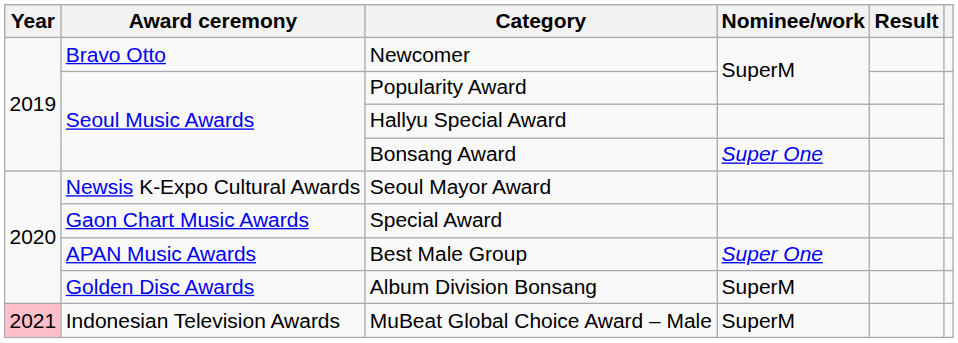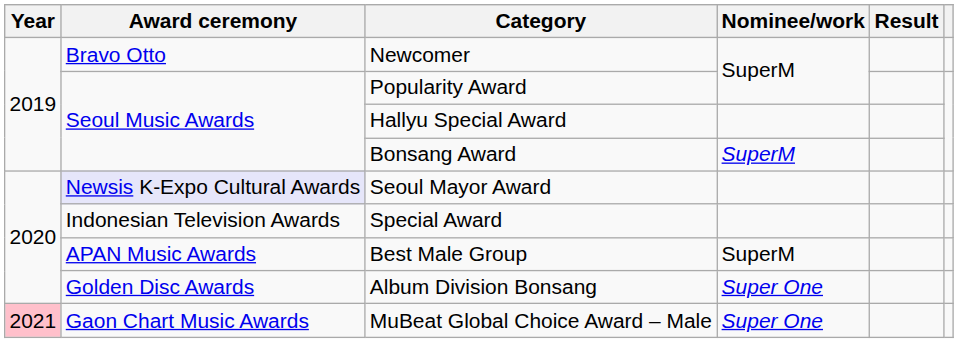(772, 154) Super One -> (758, 154) SuperM
(213, 187) no background -> (213, 187) lavender background
(187, 220) Gaon Chart Music Awards -> (203, 220) Indonesian Television Awards
(772, 253) Super One -> (758, 253) SuperM
(758, 287) SuperM -> (772, 287) Super One
(203, 320) Indonesian Television Awards -> (187, 320) Gaon Chart Music Awards
(758, 320) SuperM -> (772, 320) Super One
